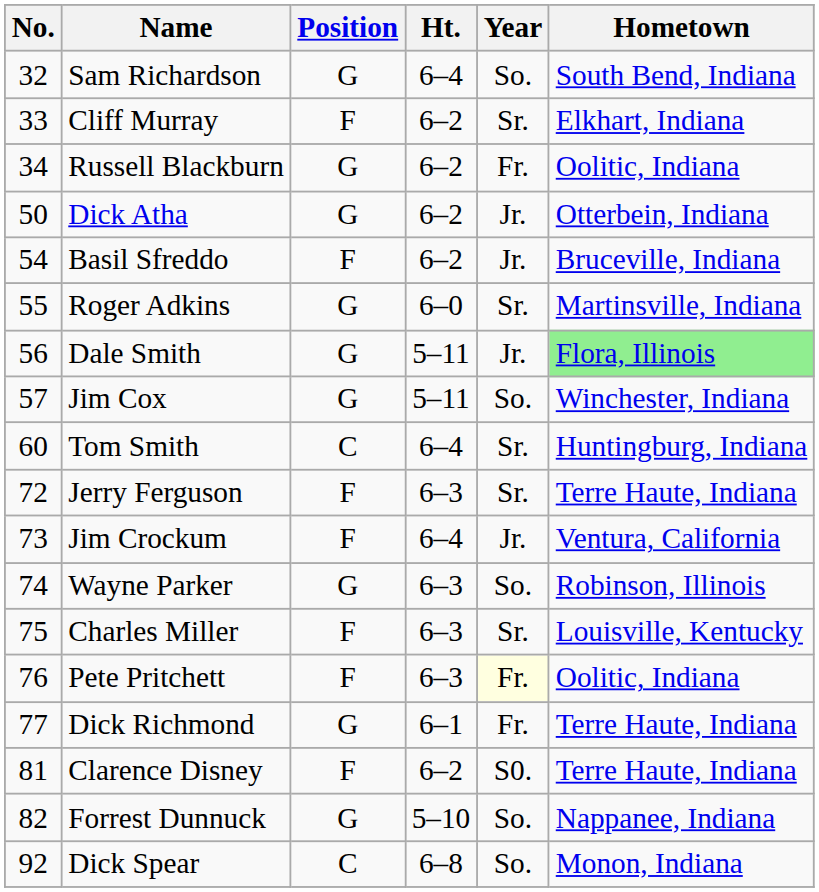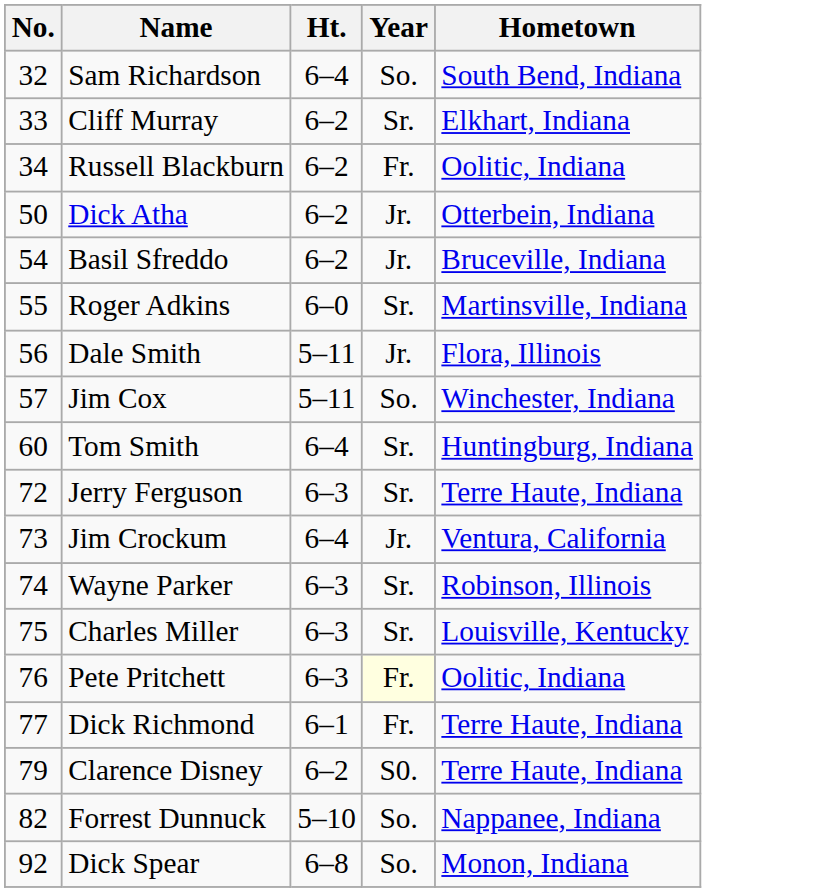- column: (348, 27)
(635, 352) lightgreen background -> (521, 352) no background
(513, 584) So. -> (399, 584) Sr.
(33, 770) 81 -> (33, 770) 79
